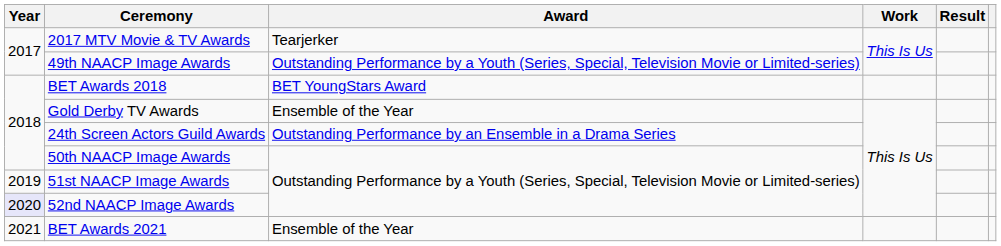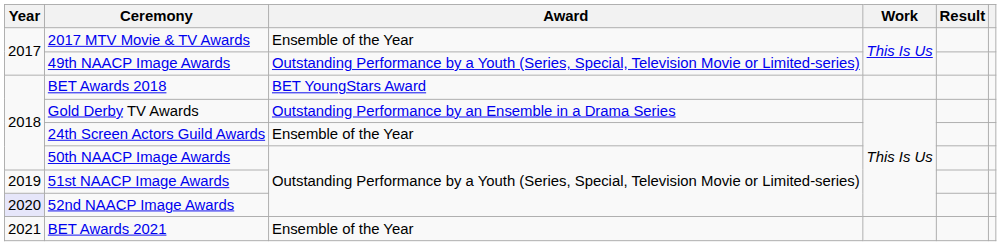(305, 39) Tearjerker -> (343, 39) Ensemble of the Year
(343, 110) Ensemble of the Year -> (474, 110) Outstanding Performance by an Ensemble in a Drama Series
(474, 134) Outstanding Performance by an Ensemble in a Drama Series -> (343, 134) Ensemble of the Year
